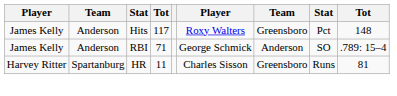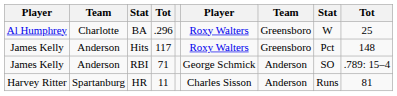+ row: (139, 30)
(282, 64) Greensboro -> (286, 82) Anderson
